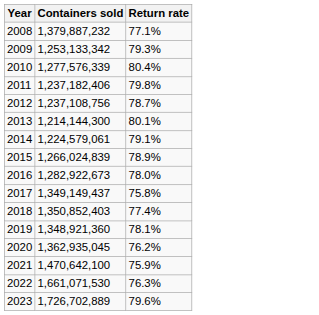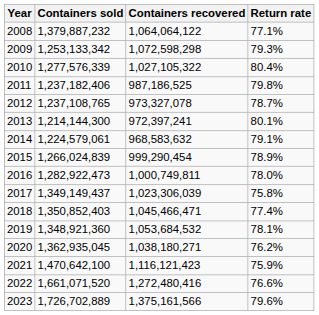+ column: (187, 13)
(74, 103) 1,237,108,756 -> (74, 103) 1,237,108,765
(74, 175) 1,282,922,673 -> (74, 175) 1,282,922,473
(74, 283) 1,661,071,530 -> (74, 283) 1,661,071,520
(145, 283) 76.3% -> (267, 283) 76.6%
